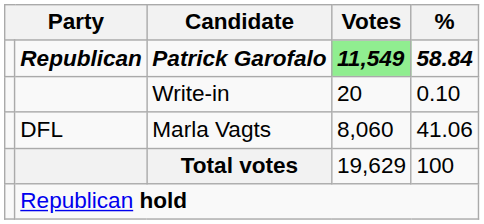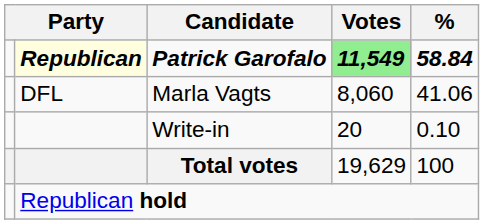(81, 58) no background -> (81, 58) lightyellow background
rows swapped: (212, 129) <-> (191, 93)
